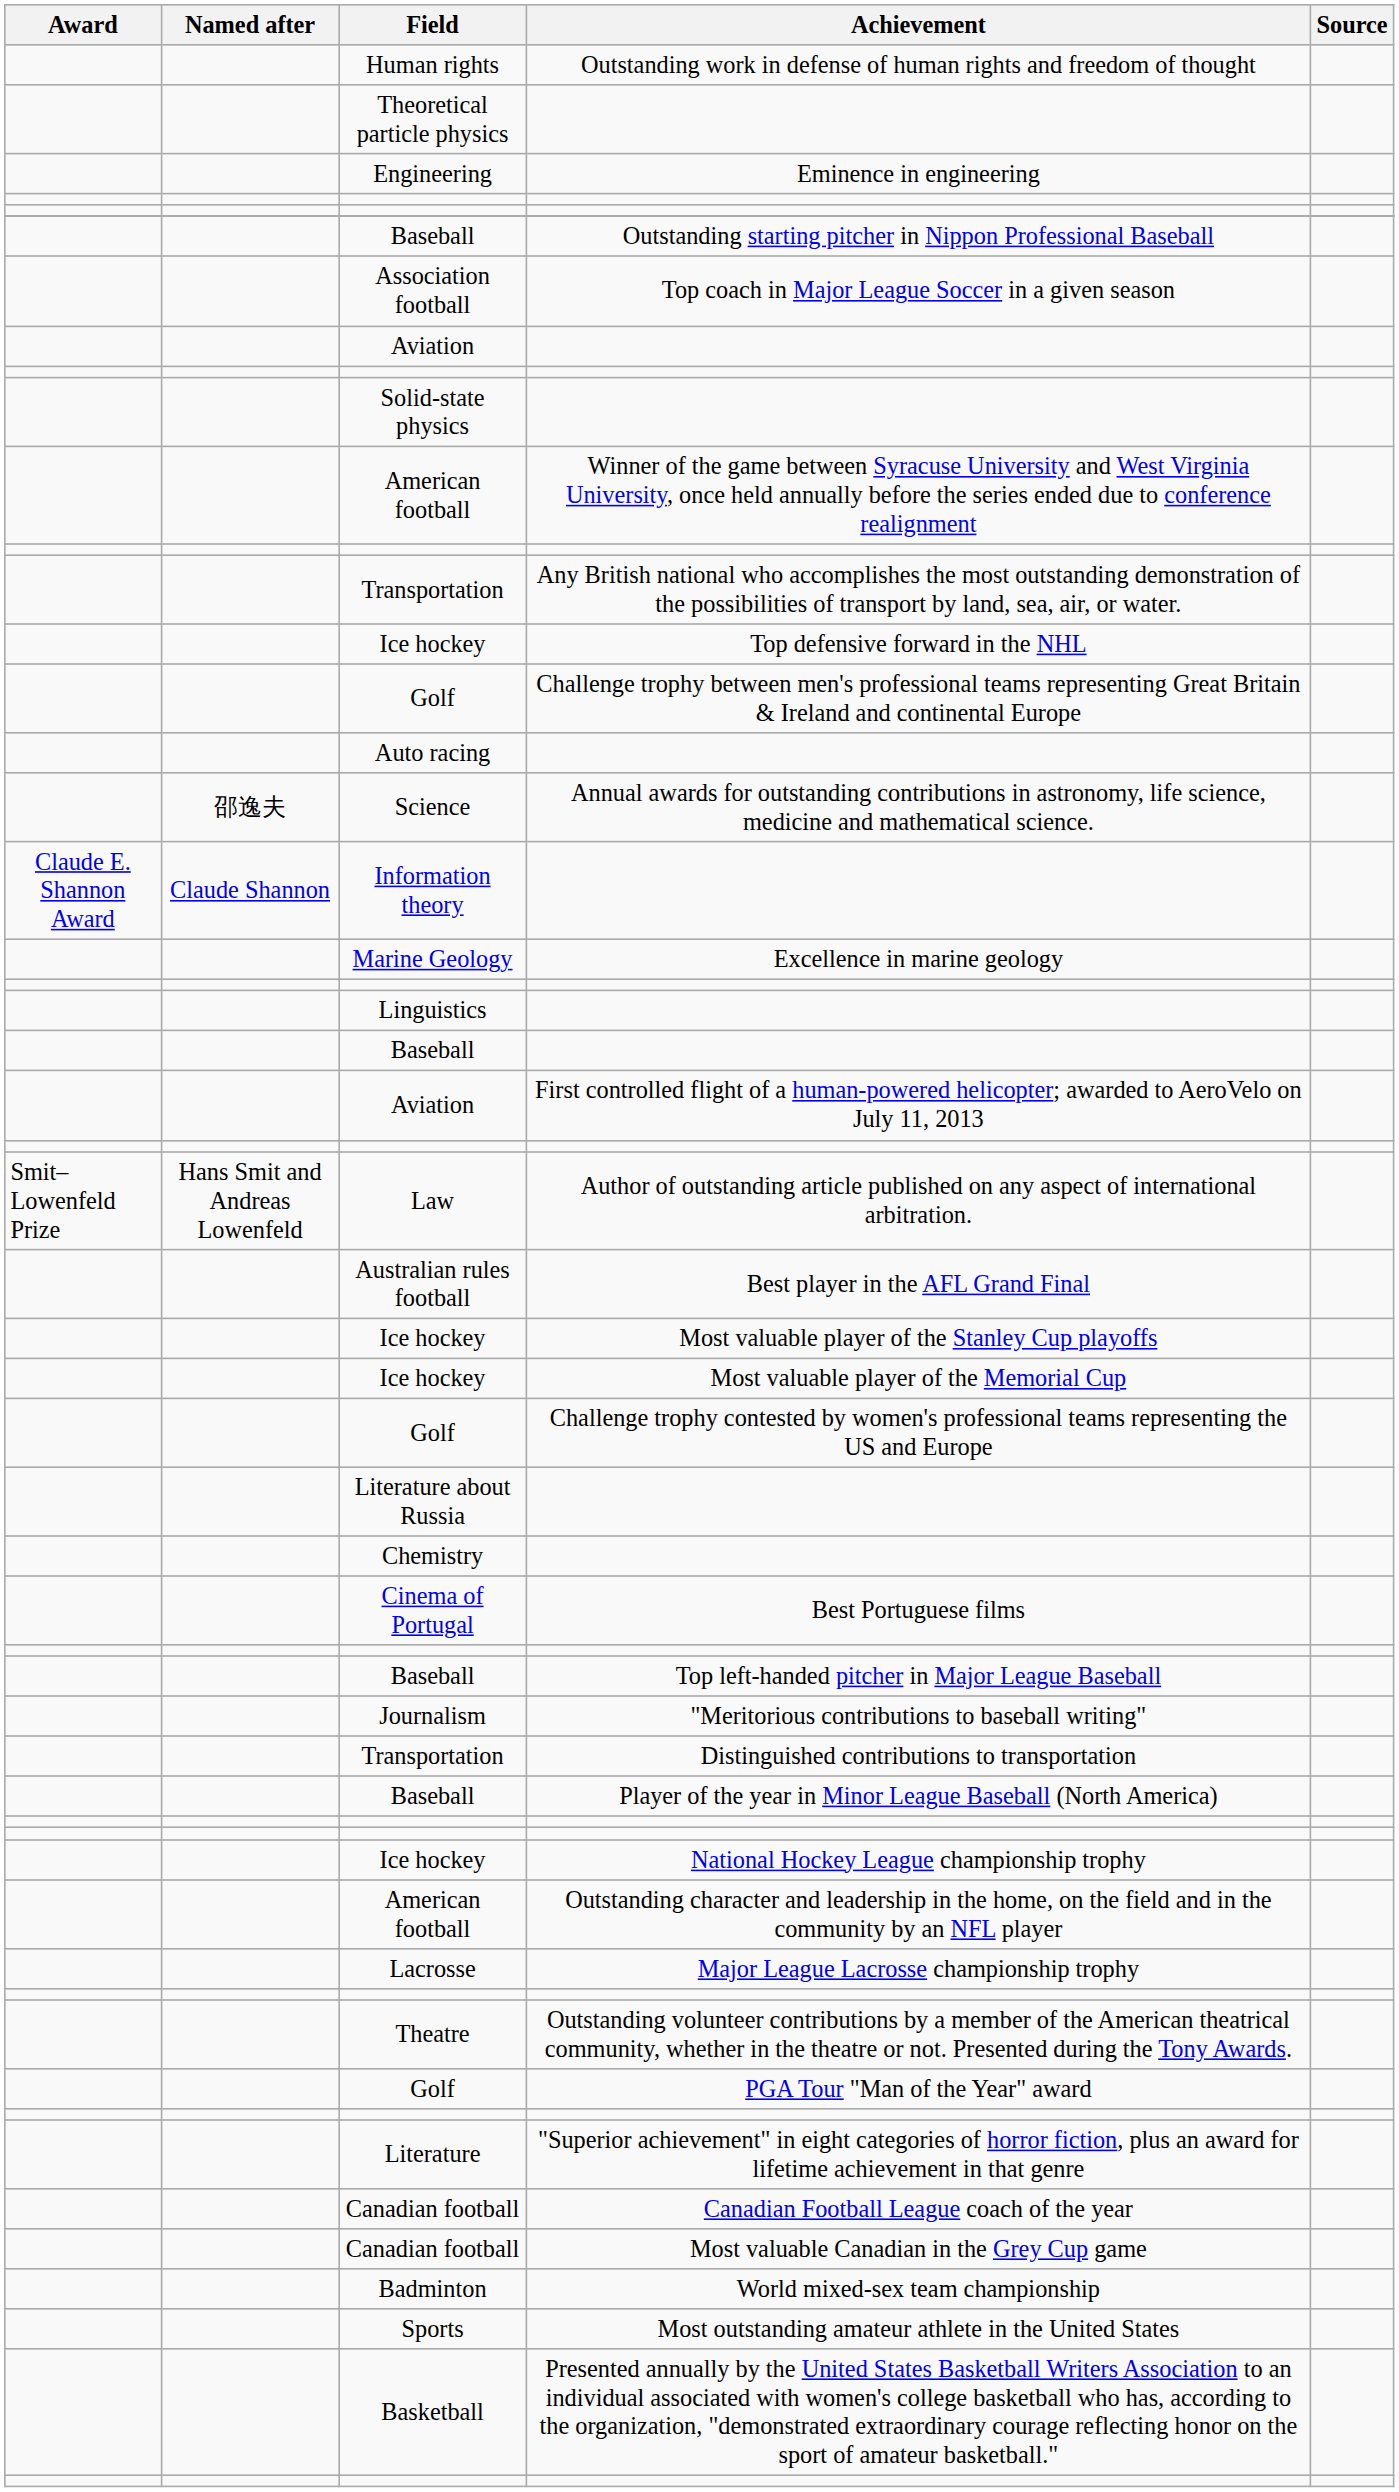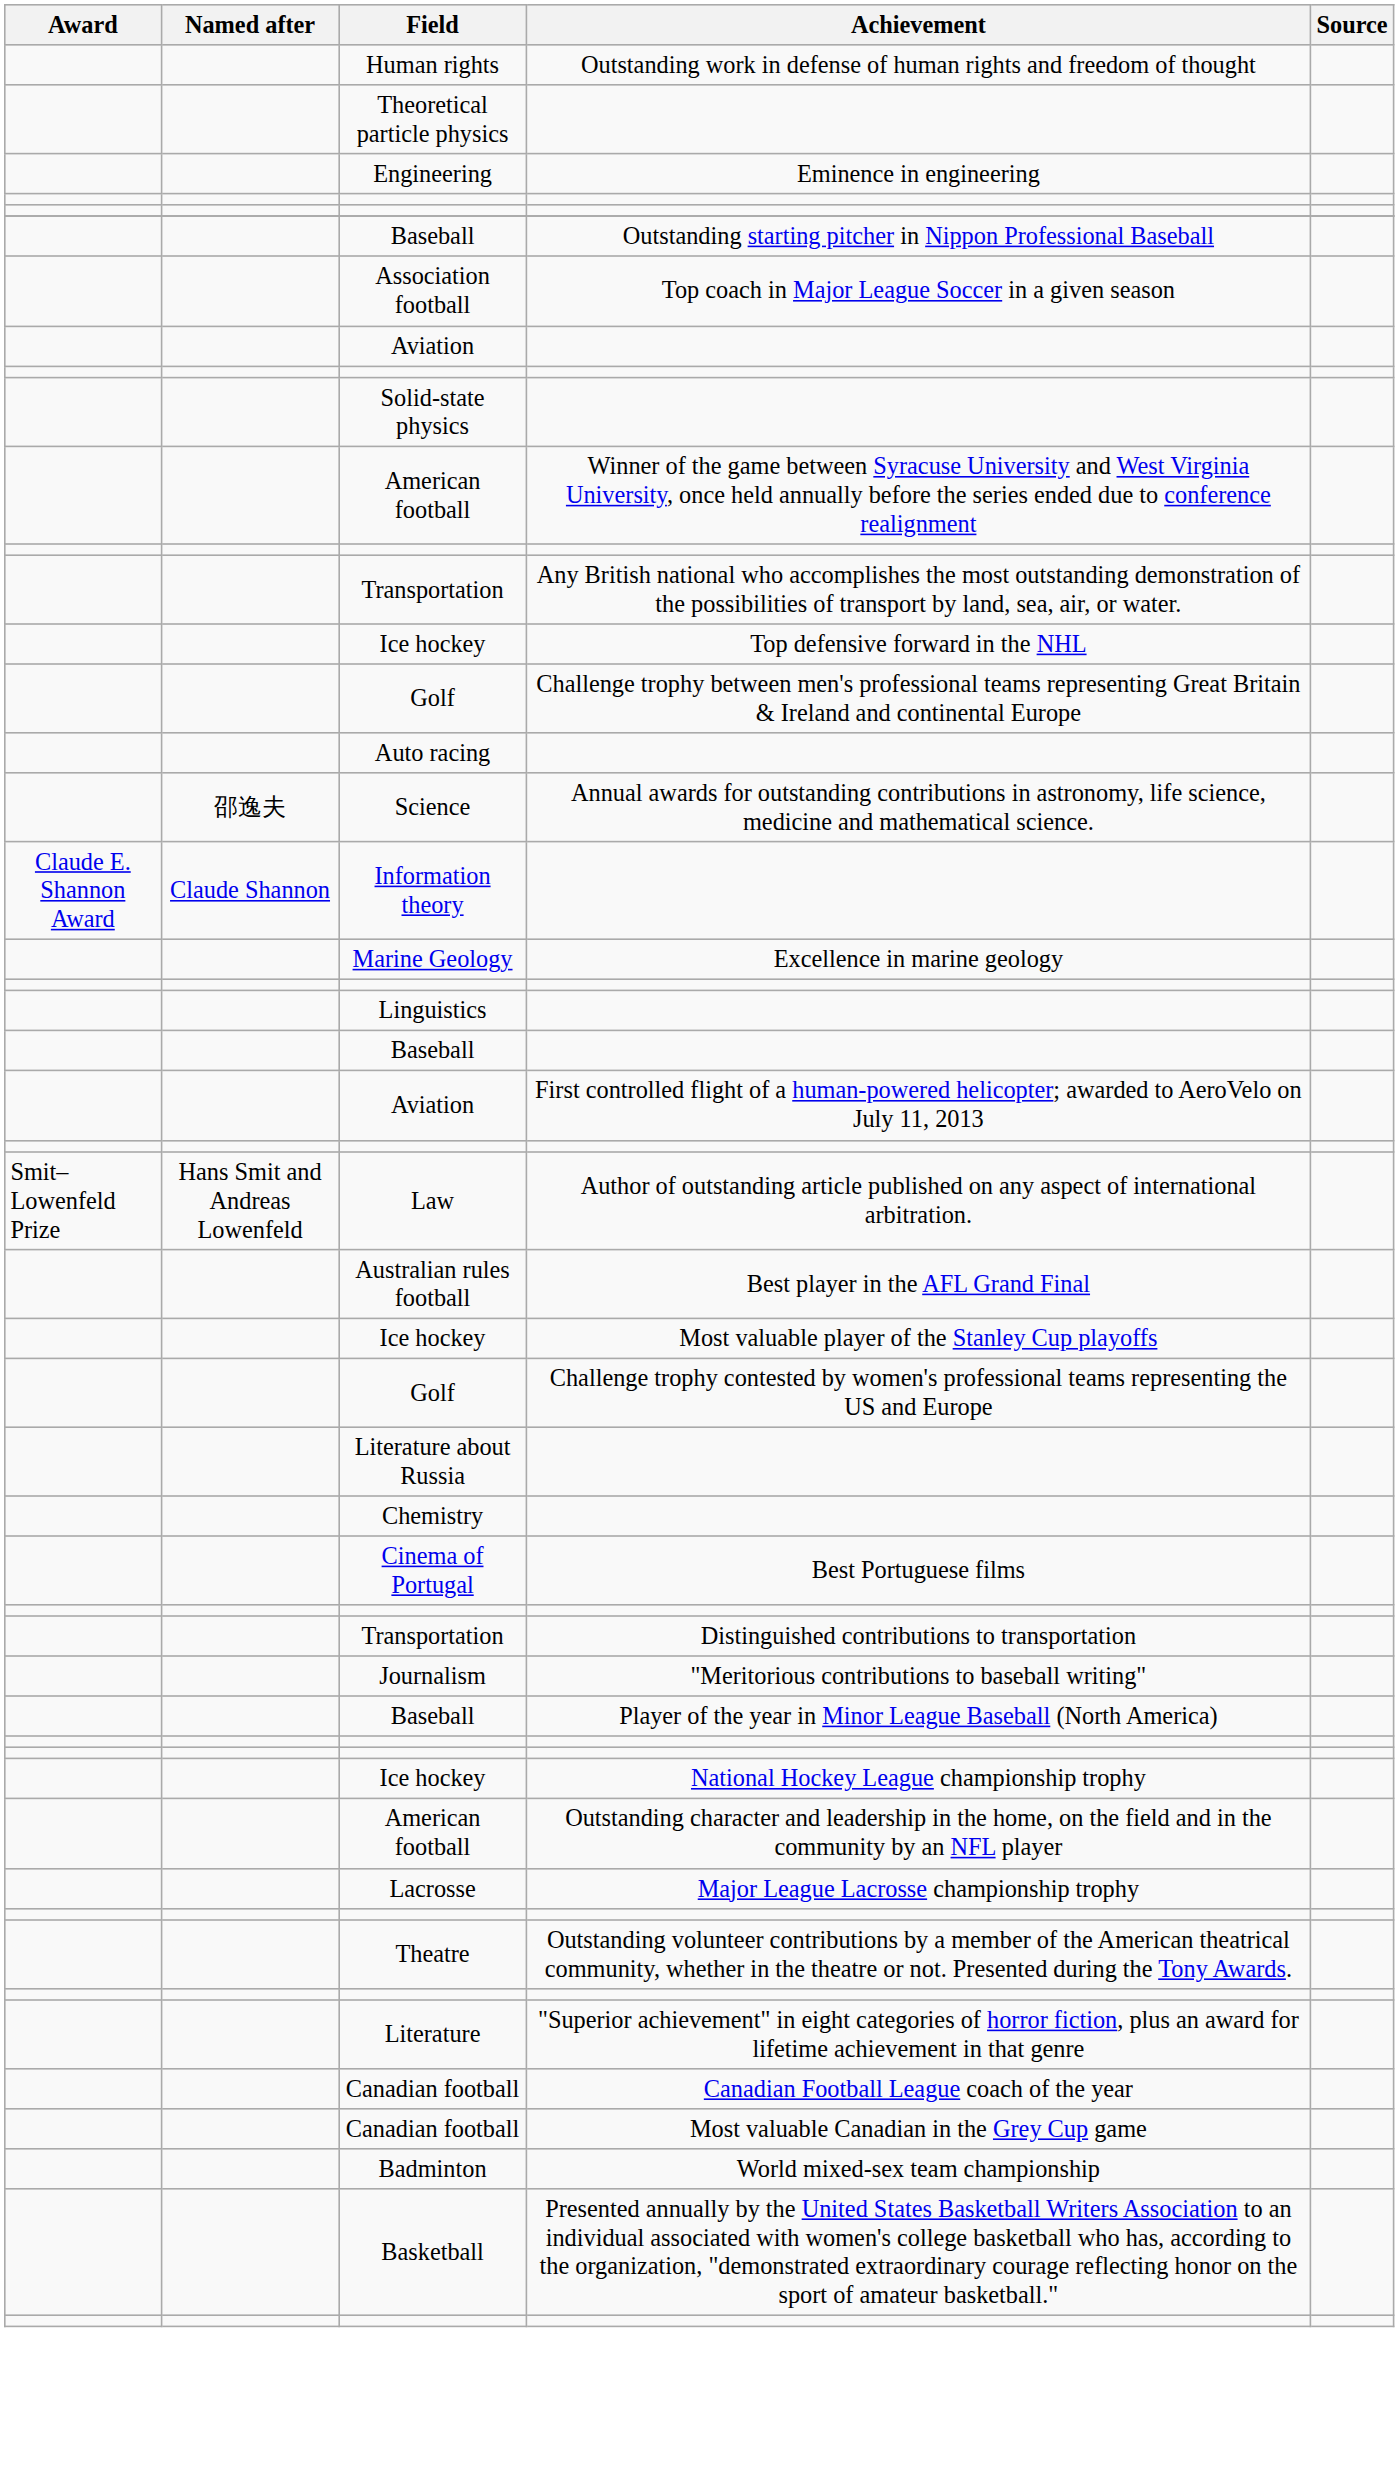- row: (433, 1377)
- row: (433, 1676)
rows swapped: (433, 1756) <-> (433, 1716)
- row: (433, 2088)
- row: (433, 2329)
